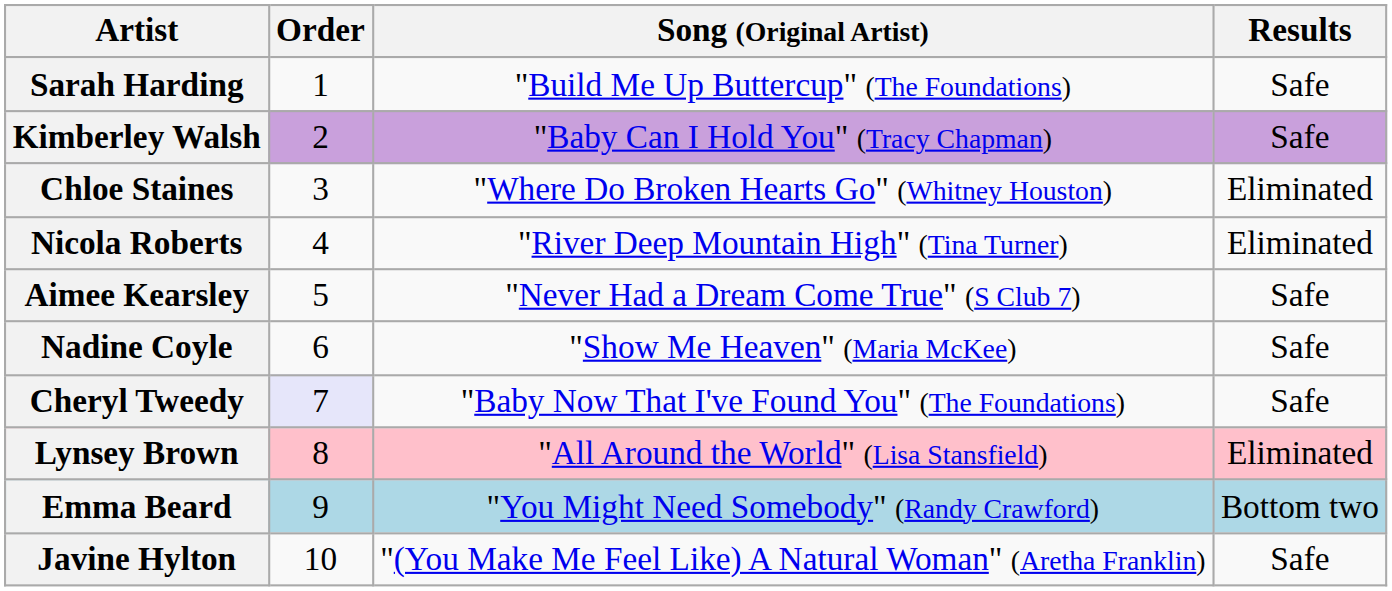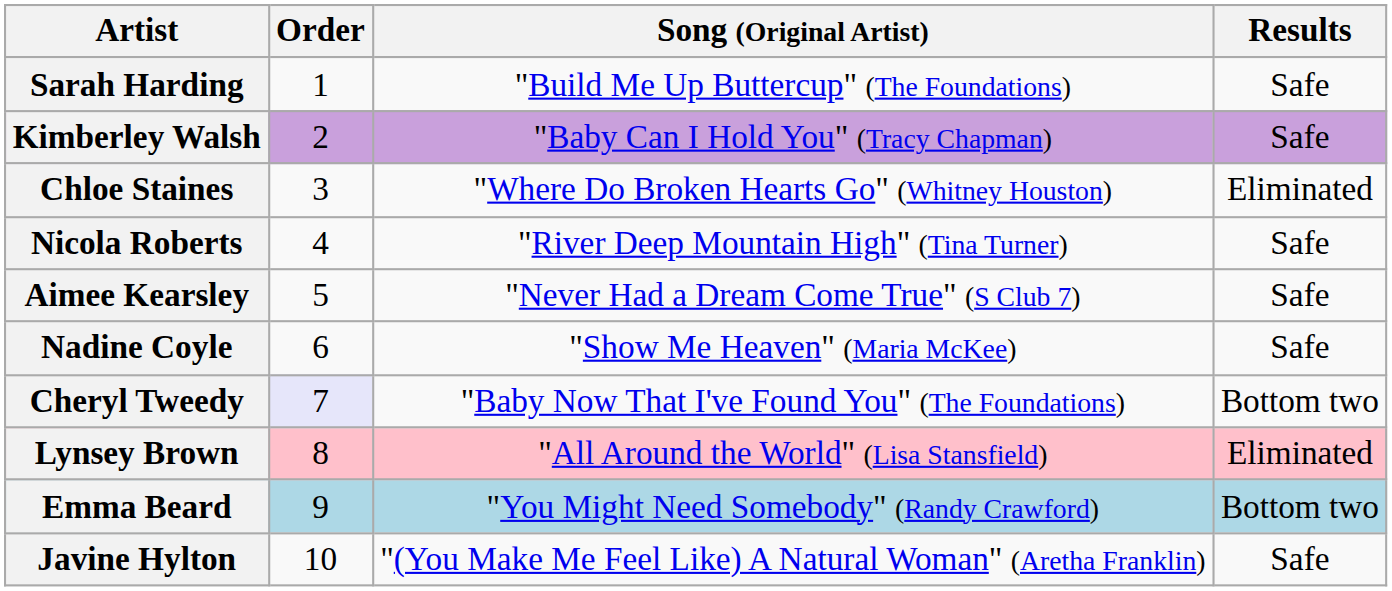(1300, 242) Eliminated -> (1300, 242) Safe
(1300, 400) Safe -> (1300, 400) Bottom two
